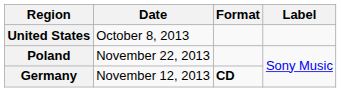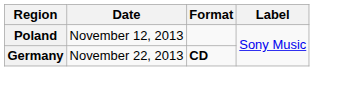- row: (49, 35)
(153, 55) November 22, 2013 -> (126, 35) November 12, 2013
(153, 76) November 12, 2013 -> (126, 55) November 22, 2013
